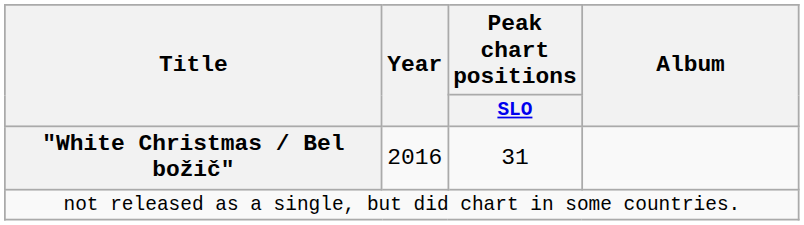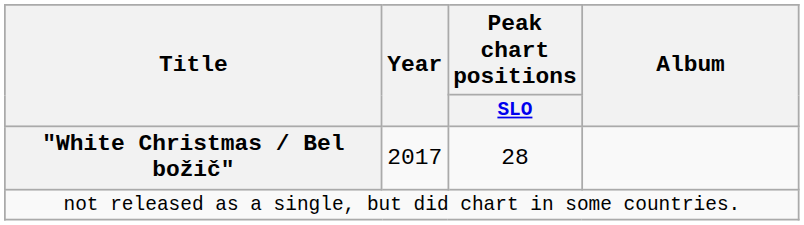(415, 157) 2016 -> (415, 157) 2017
(515, 157) 31 -> (515, 157) 28
